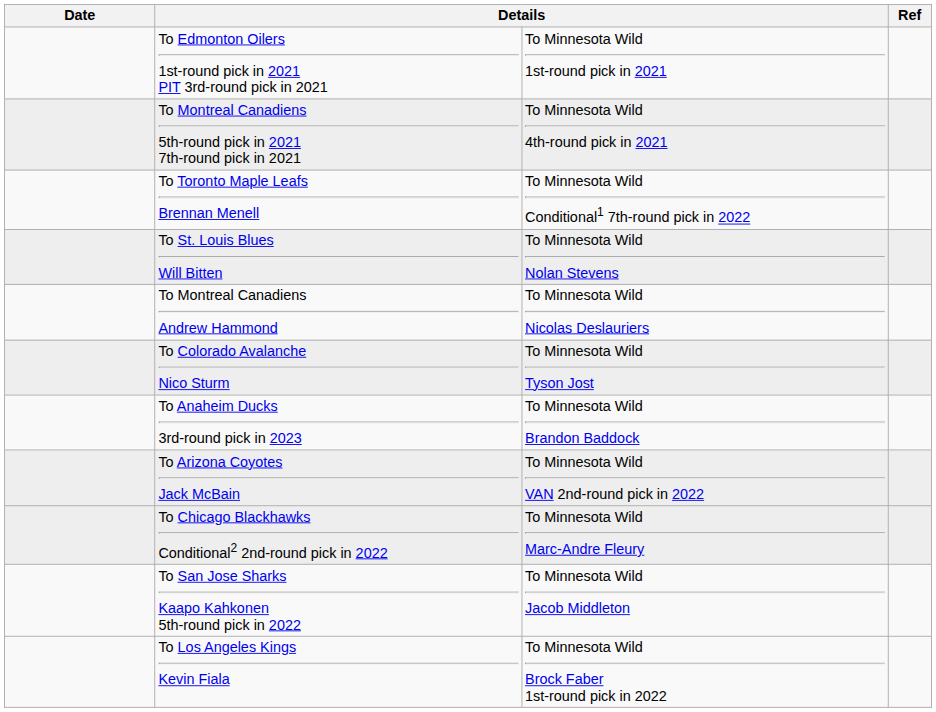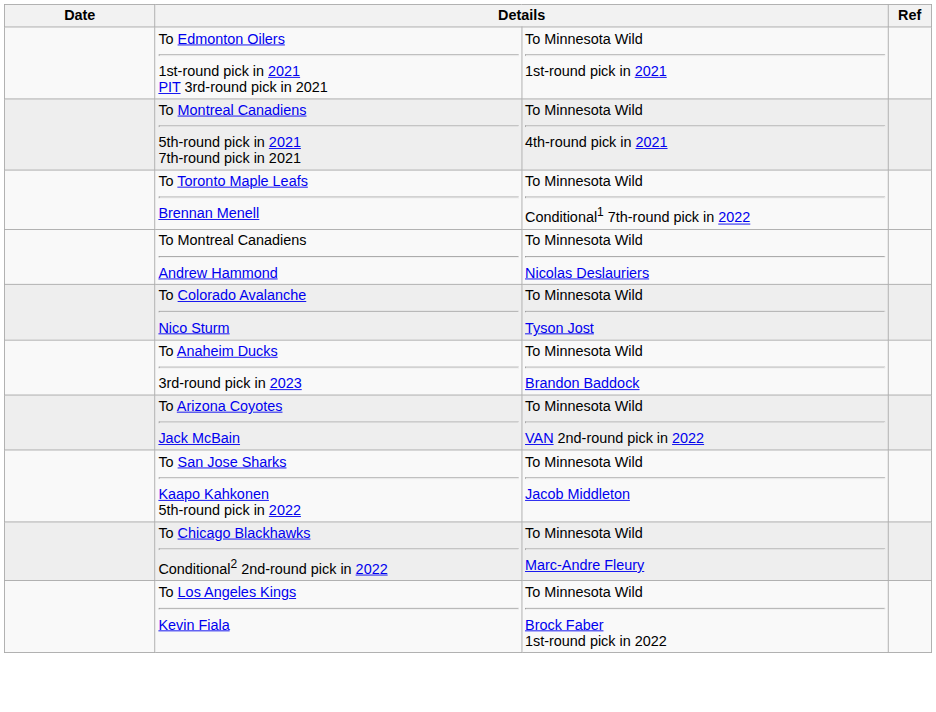- row: (338, 256)
rows swapped: (338, 600) <-> (338, 535)
